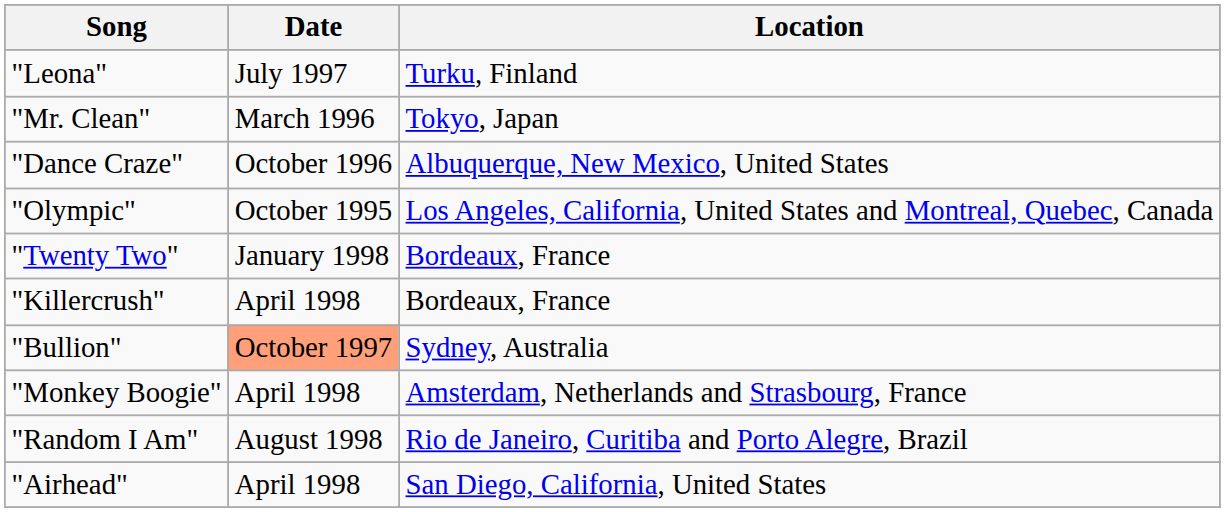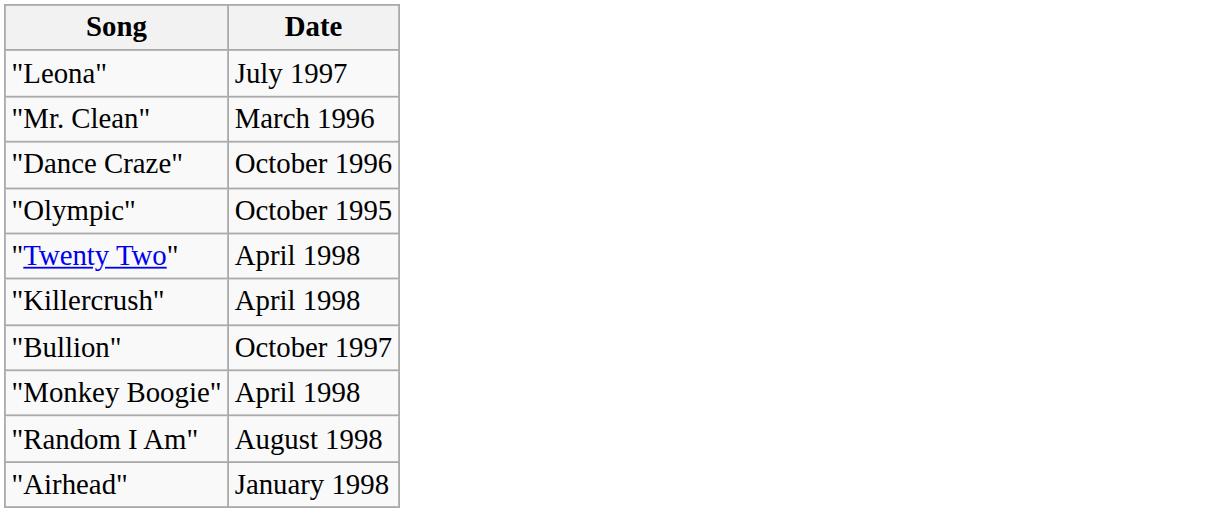- column: (809, 27)
(312, 255) January 1998 -> (298, 255) April 1998
(313, 347) lightsalmon background -> (313, 347) no background
(298, 484) April 1998 -> (312, 484) January 1998
